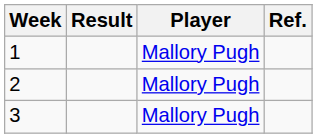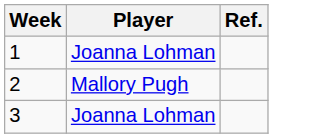- column: (102, 20)
(201, 52) Mallory Pugh -> (143, 52) Joanna Lohman
(201, 116) Mallory Pugh -> (143, 116) Joanna Lohman
